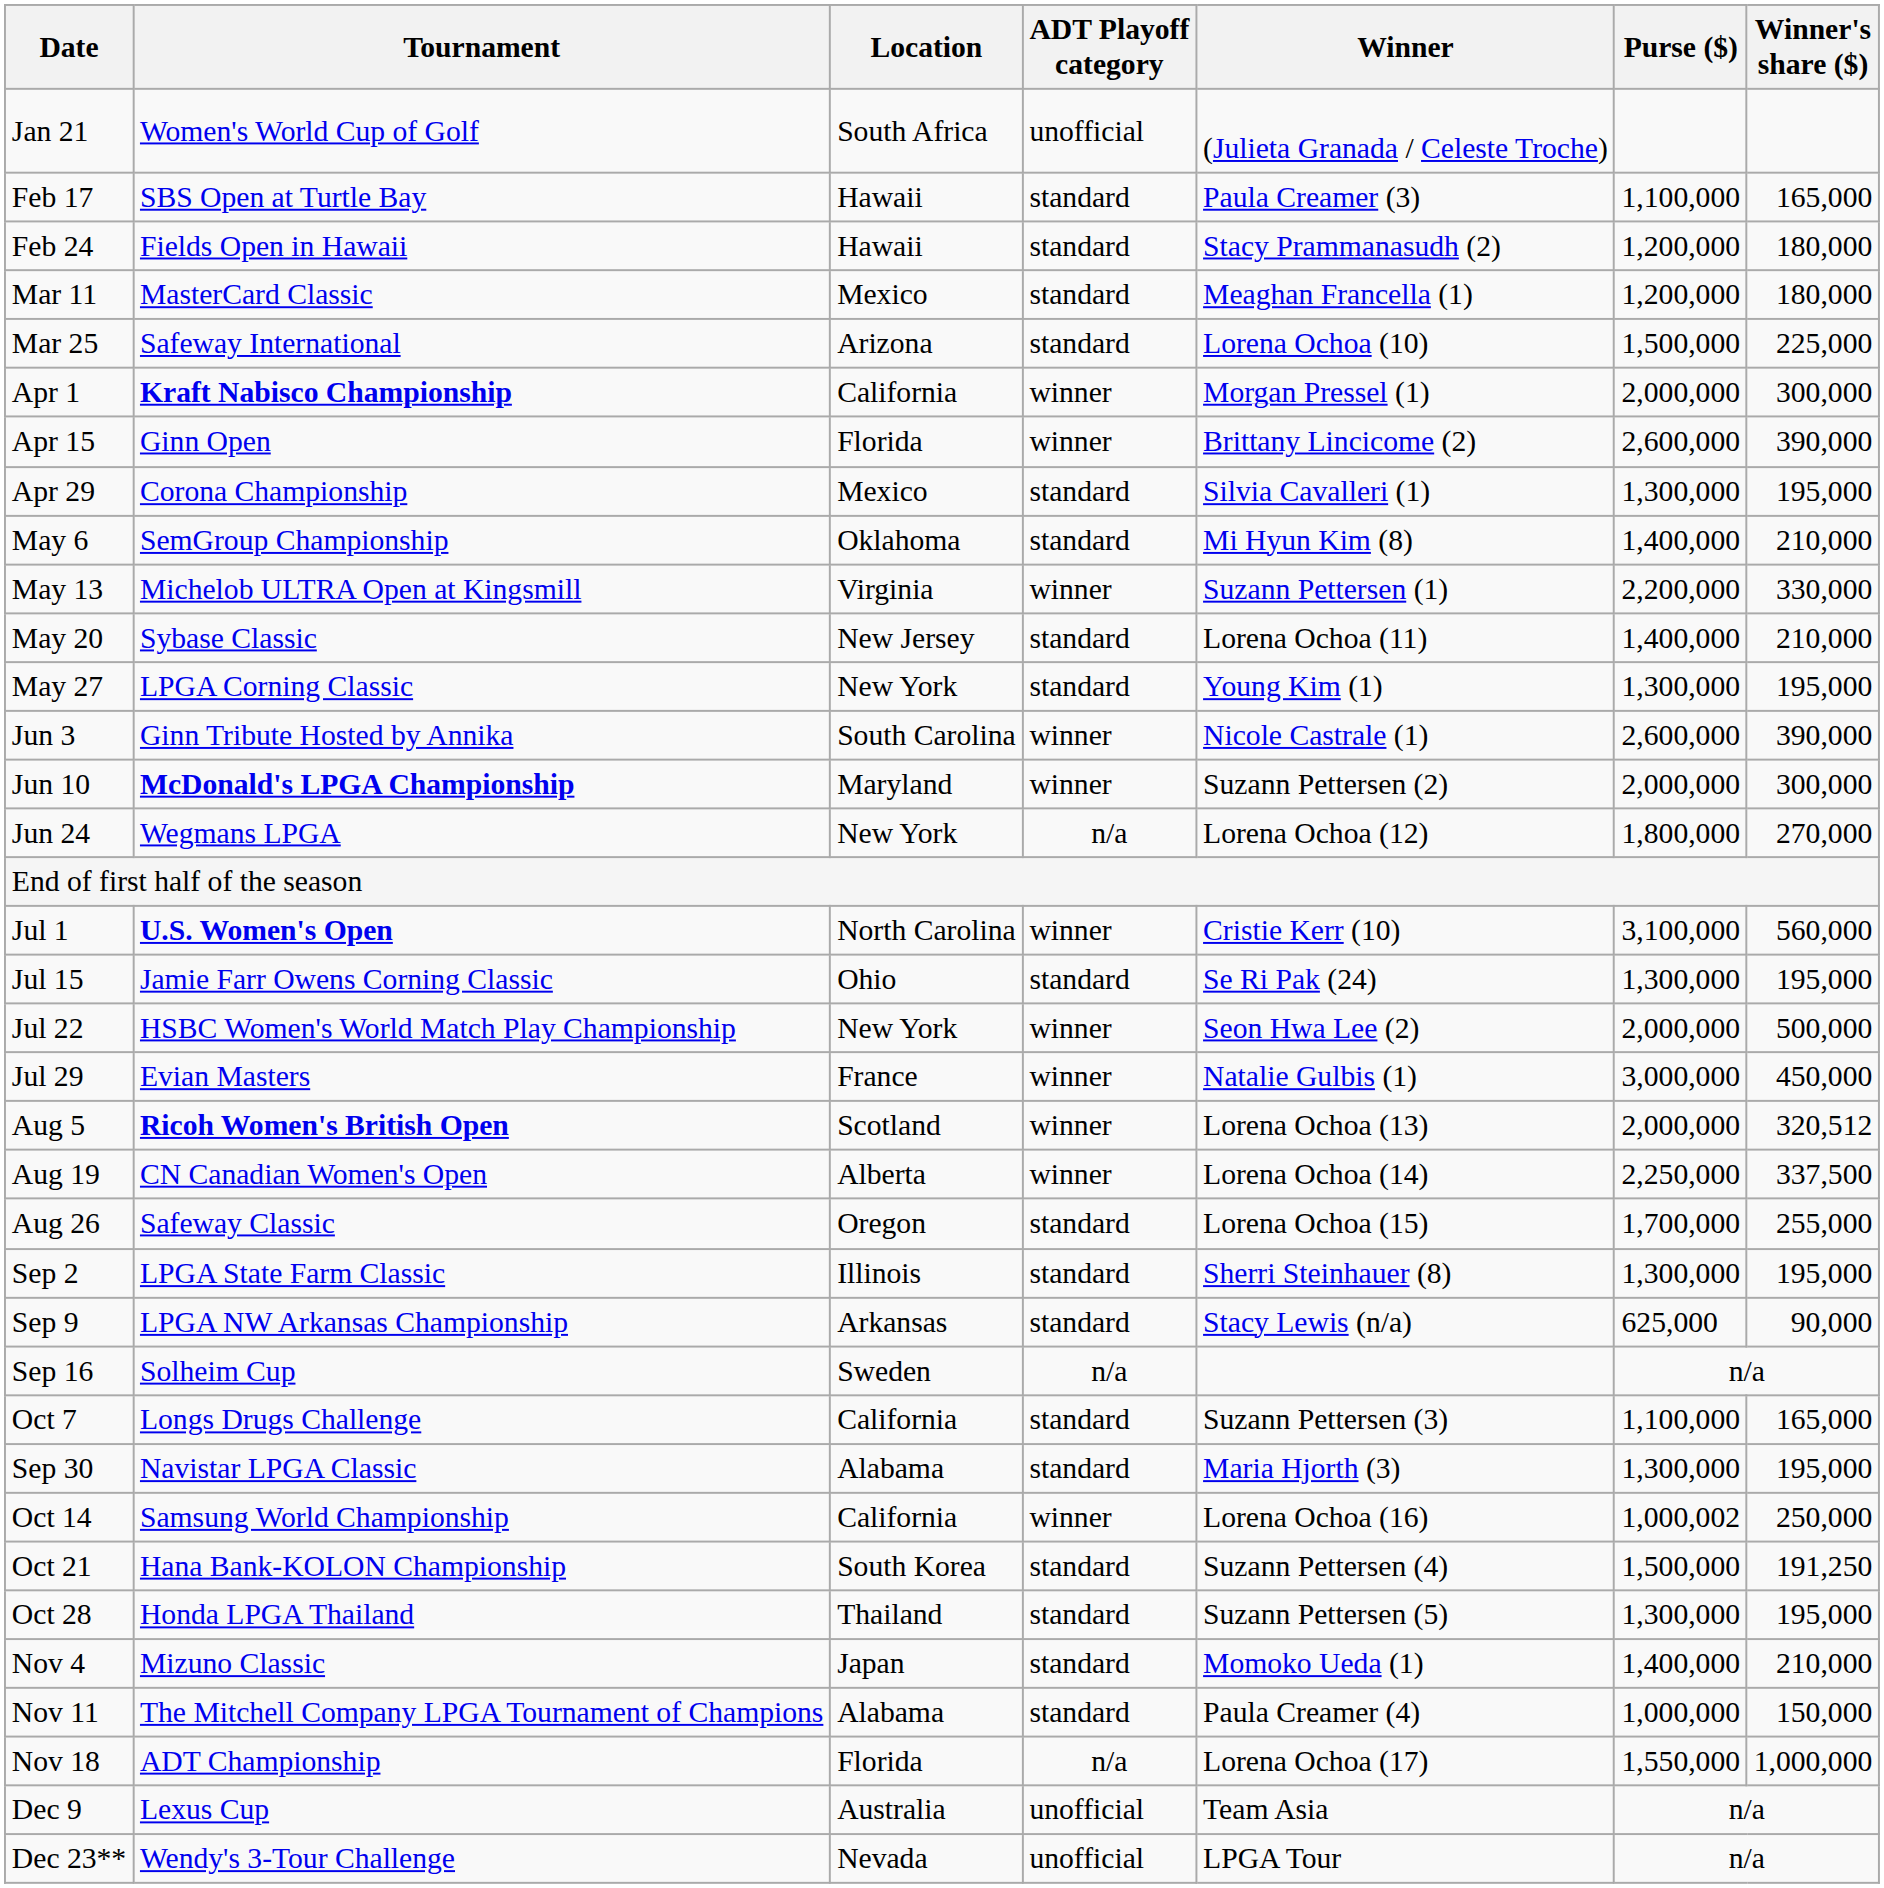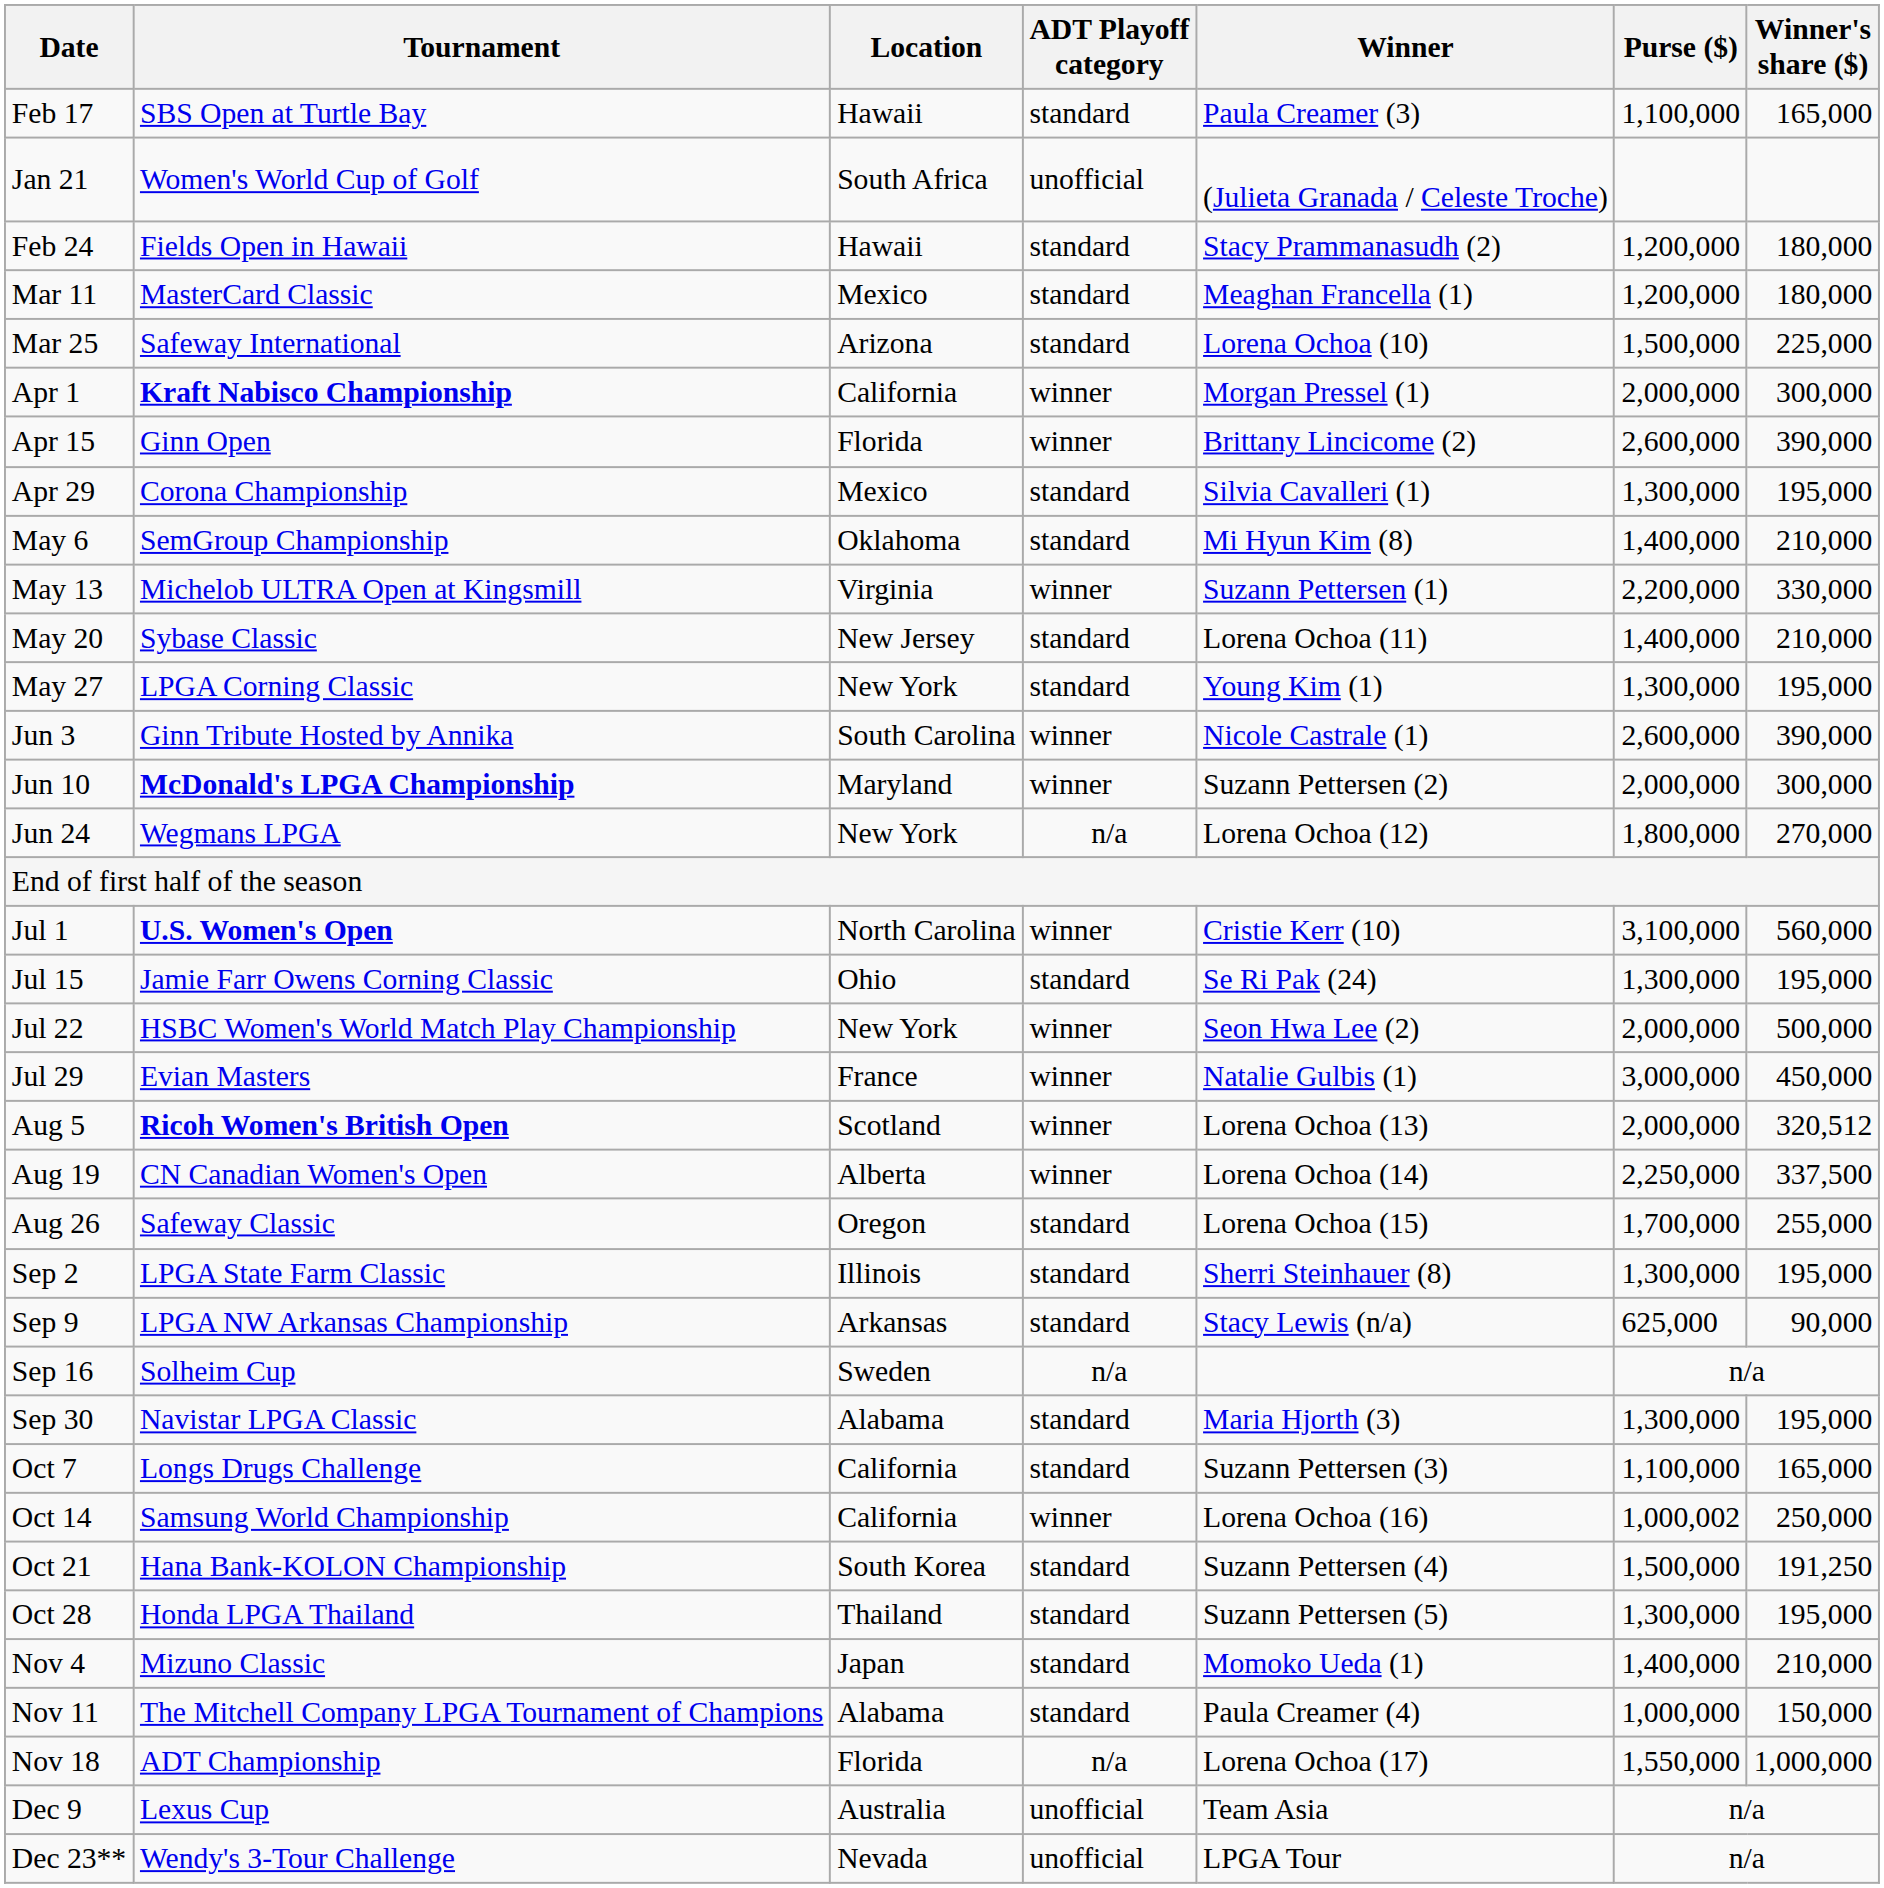rows swapped: (50, 130) <-> (53, 197)
rows swapped: (53, 1467) <-> (44, 1418)
